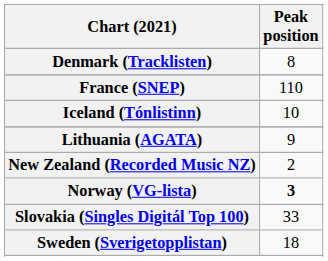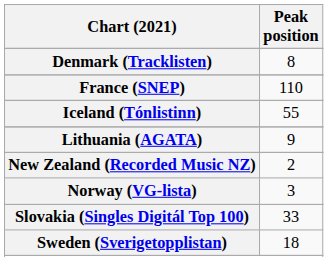(291, 113) 10 -> (291, 113) 55
(291, 191) bold -> (291, 191) normal
